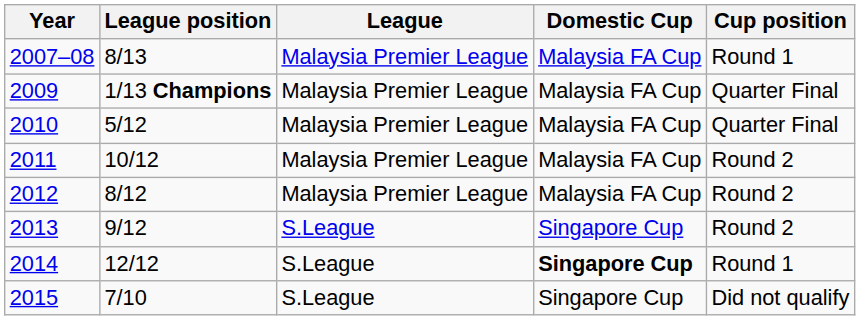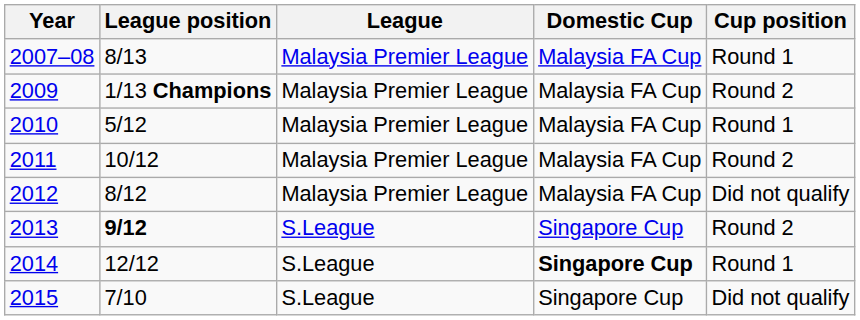(775, 90) Quarter Final -> (753, 90) Round 2
(775, 125) Quarter Final -> (753, 125) Round 1
(753, 194) Round 2 -> (780, 194) Did not qualify
(126, 228) normal -> (126, 228) bold
